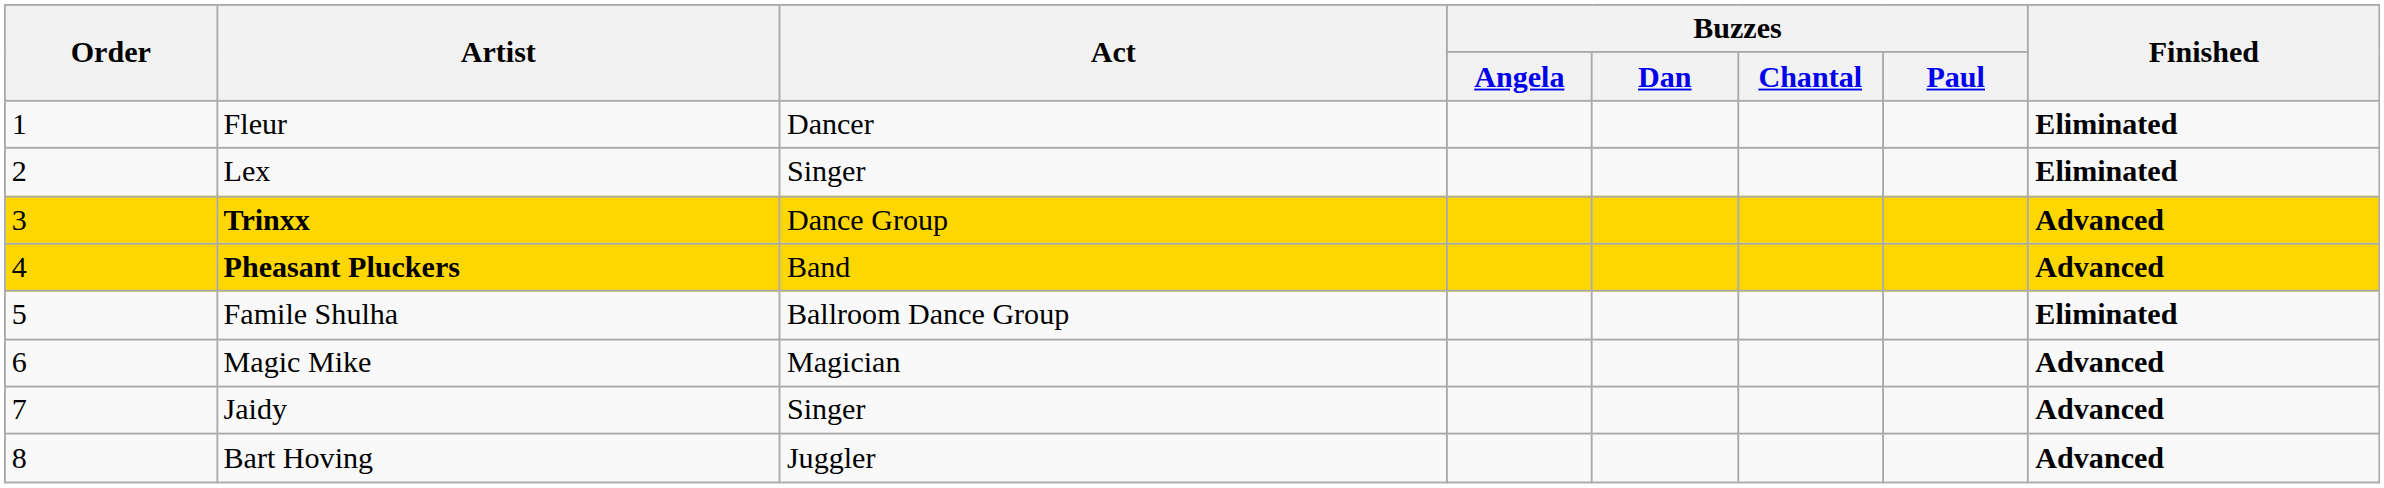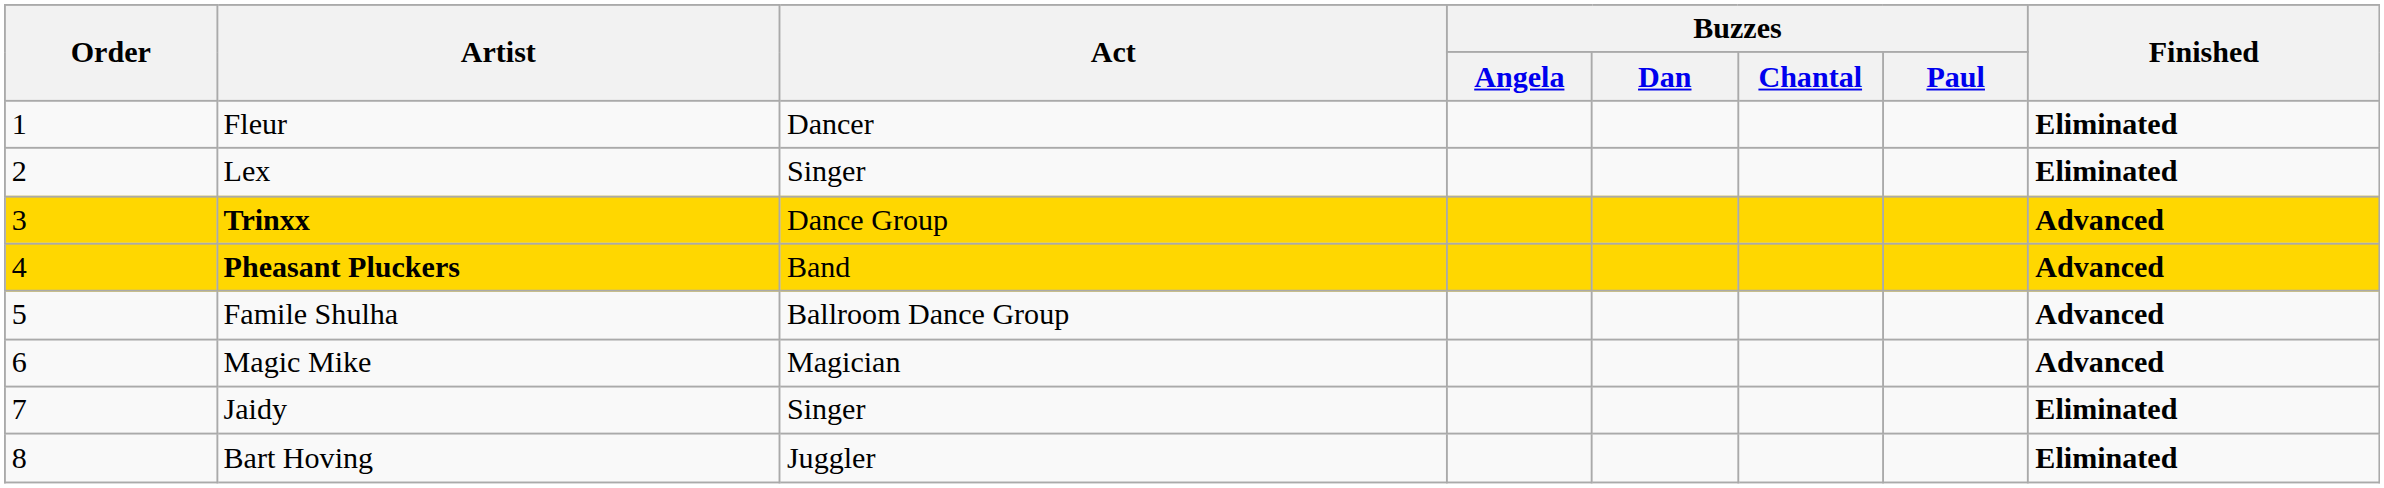(2106, 314) Eliminated -> (2100, 314) Advanced
(2100, 409) Advanced -> (2106, 409) Eliminated
(2100, 457) Advanced -> (2106, 457) Eliminated
